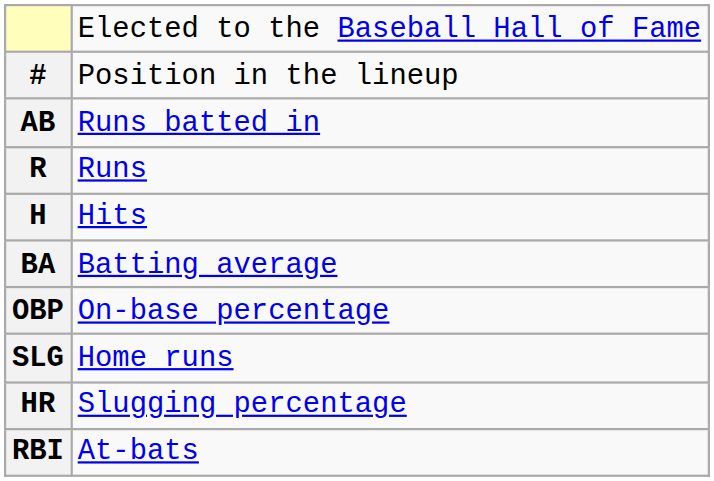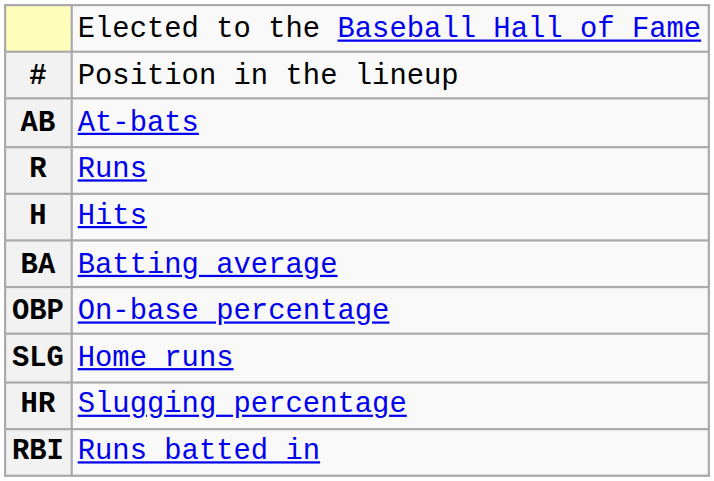(199, 123) Runs batted in -> (138, 123) At-bats
(138, 452) At-bats -> (199, 452) Runs batted in
